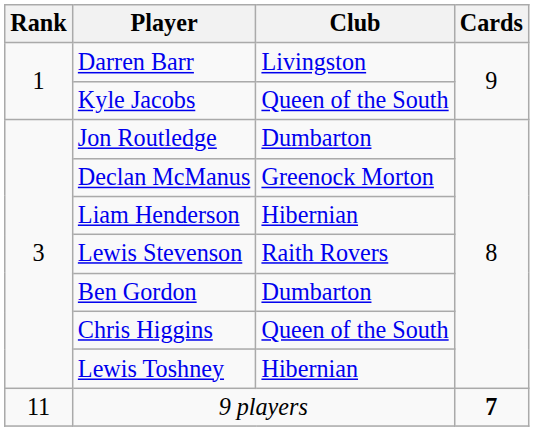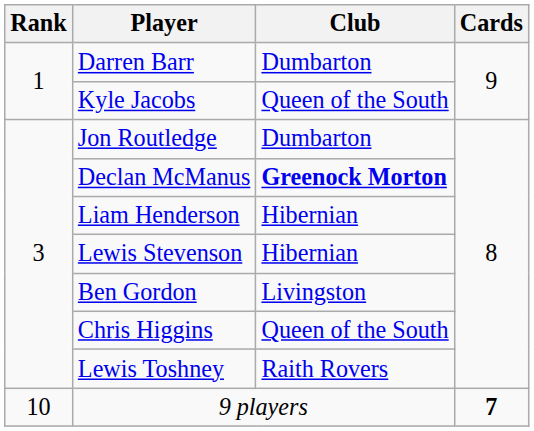(314, 61) Livingston -> (316, 61) Dumbarton
(348, 176) normal -> (354, 176) bold
(325, 253) Raith Rovers -> (310, 253) Hibernian
(316, 291) Dumbarton -> (314, 291) Livingston
(310, 368) Hibernian -> (325, 368) Raith Rovers
(39, 406) 11 -> (39, 406) 10
